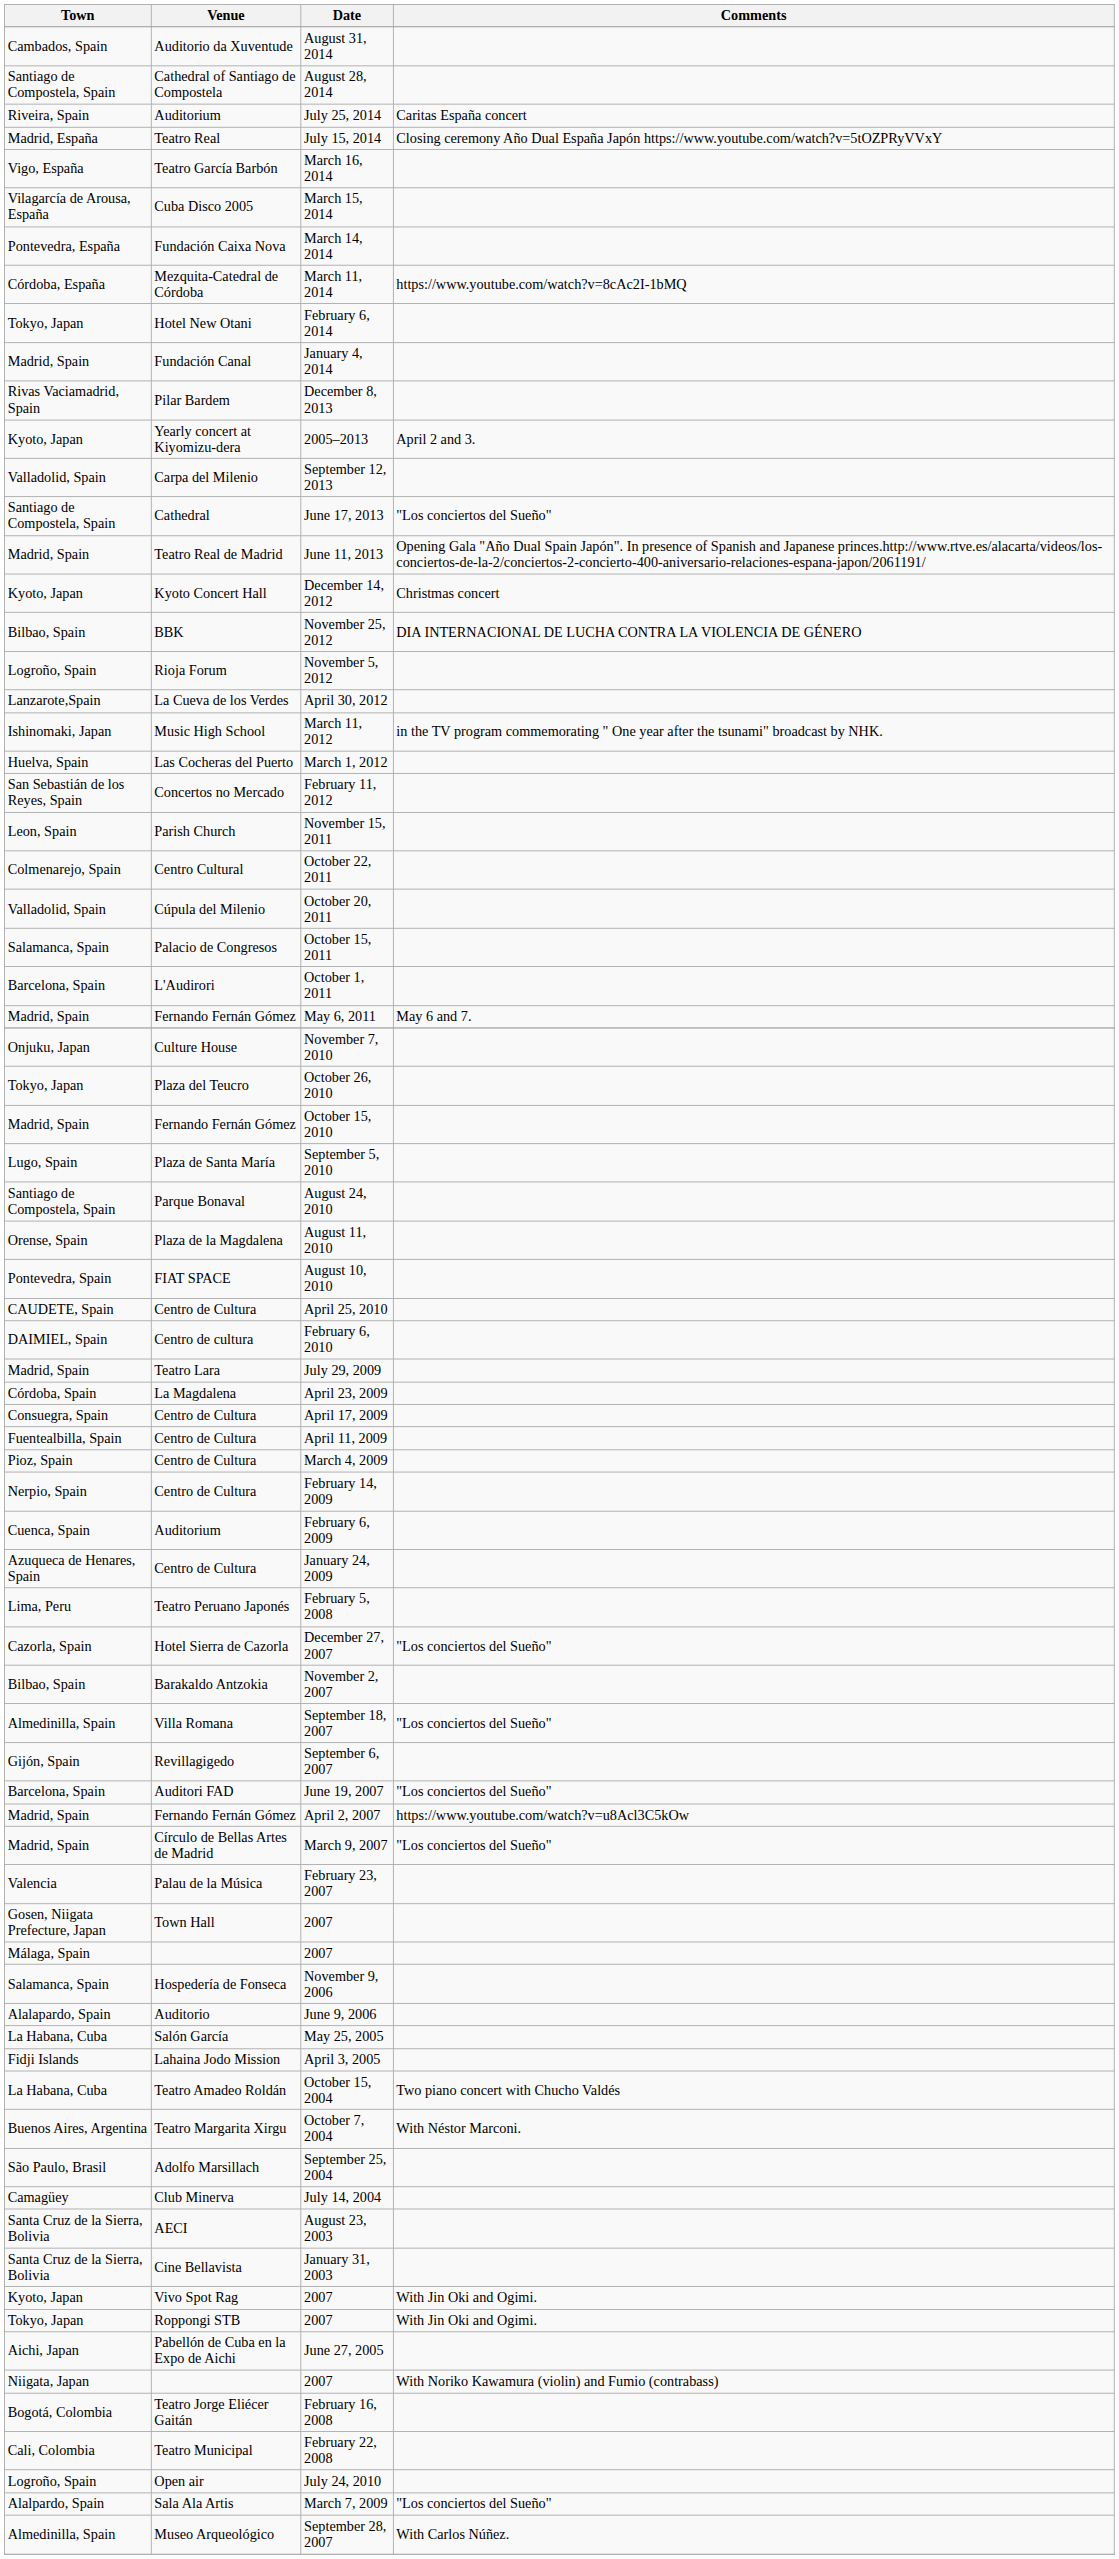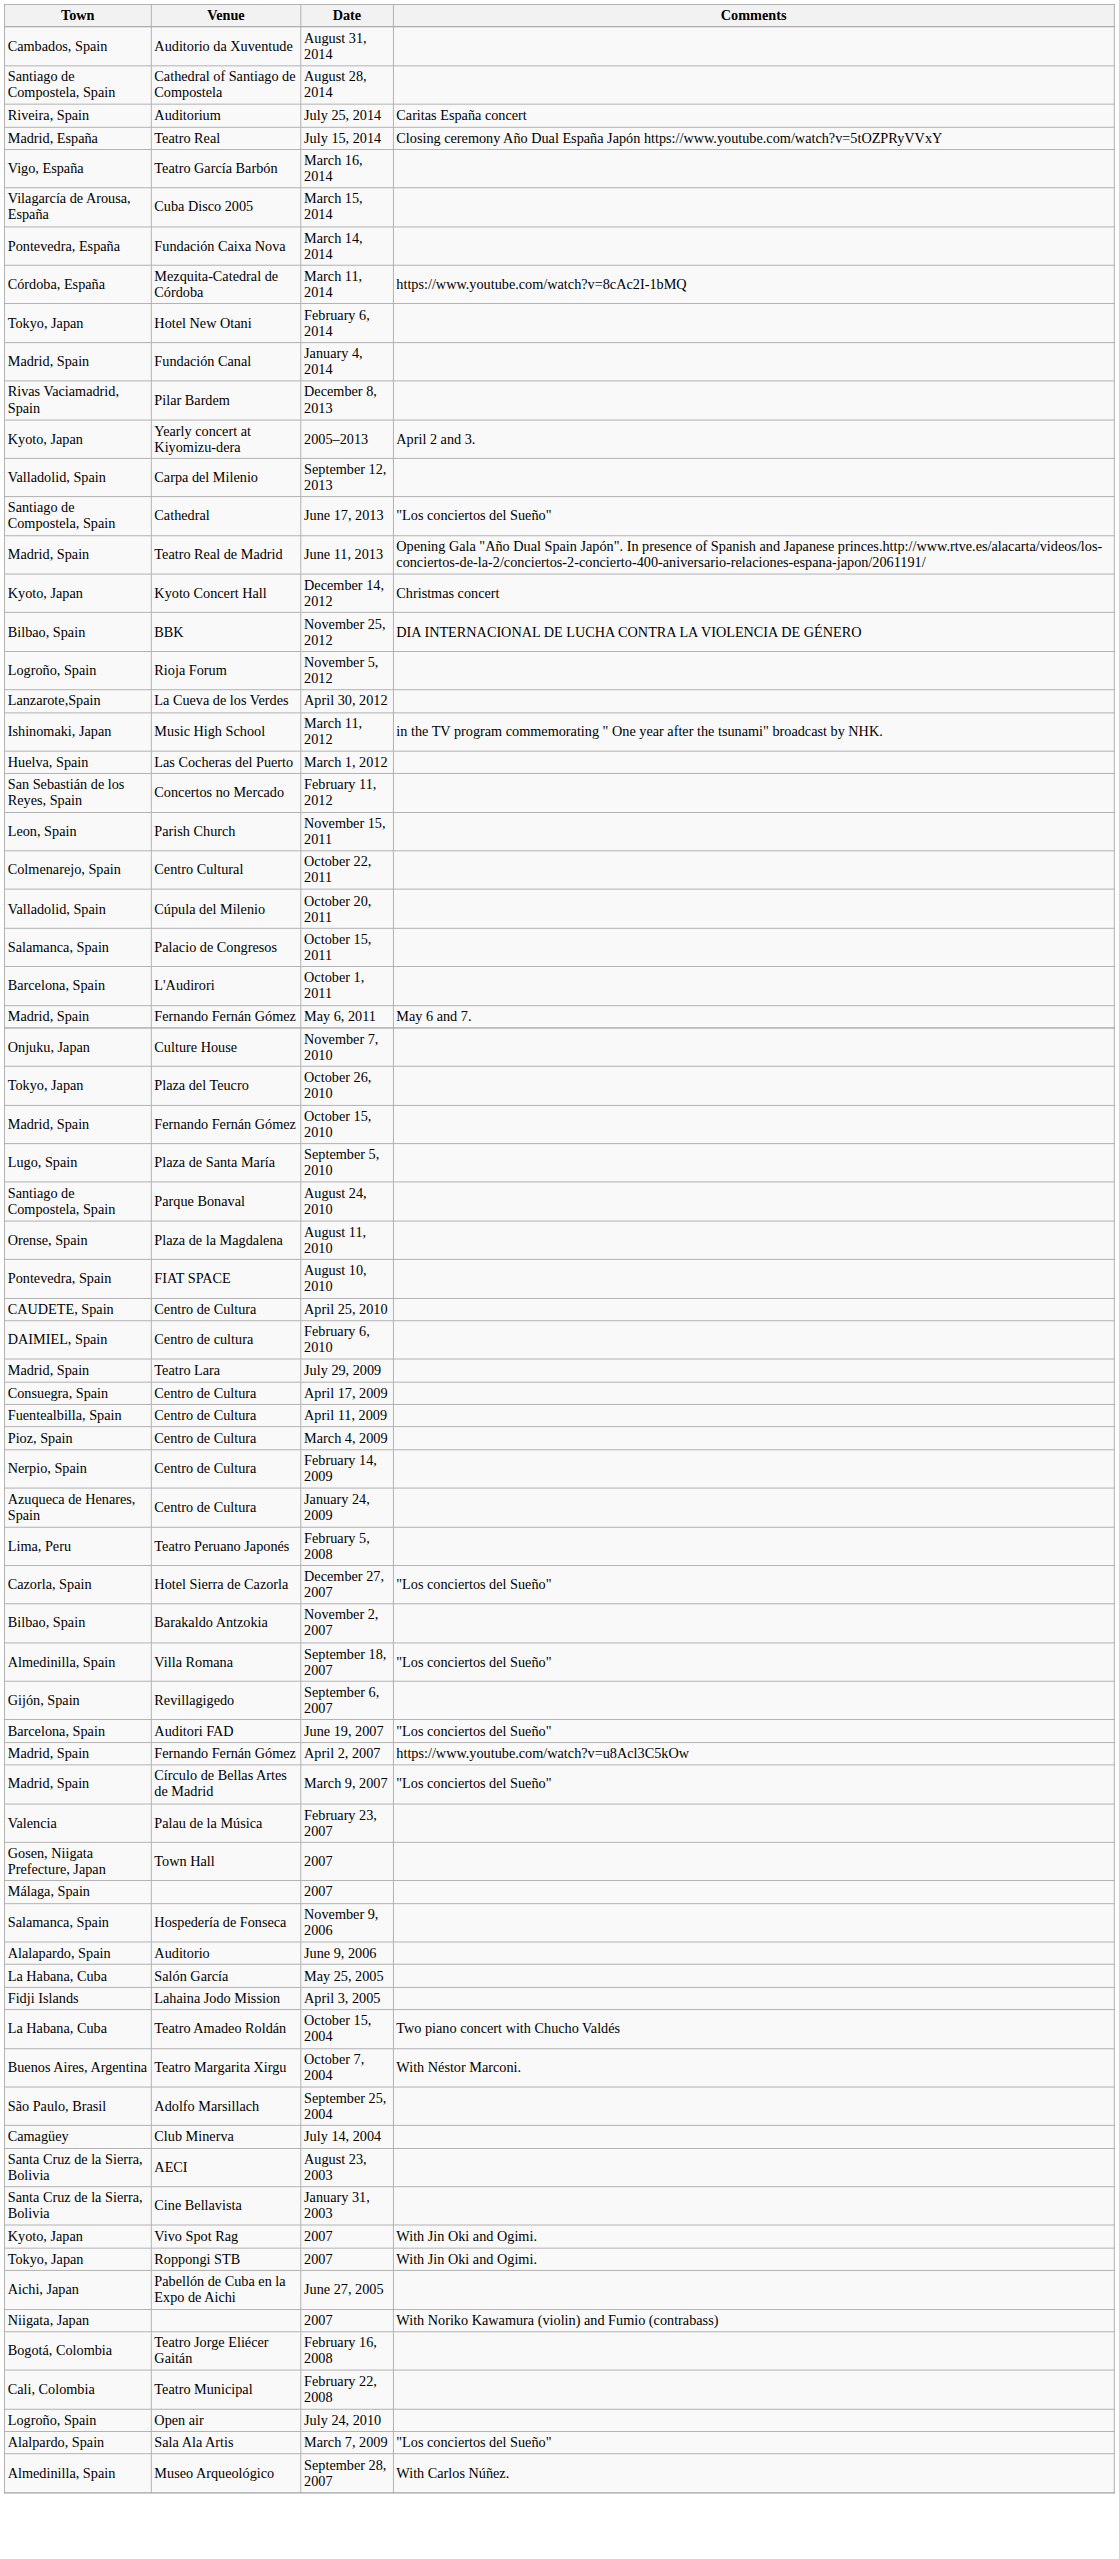- row: (52, 1393)
- row: (49, 1530)
